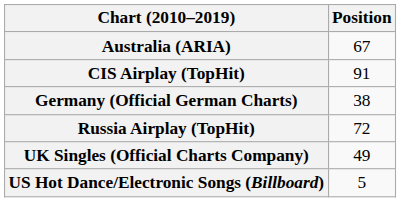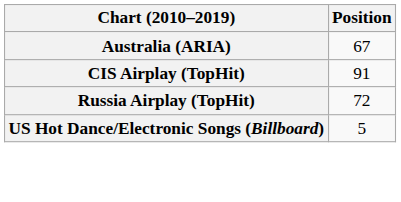- row: (166, 100)
- row: (166, 155)
